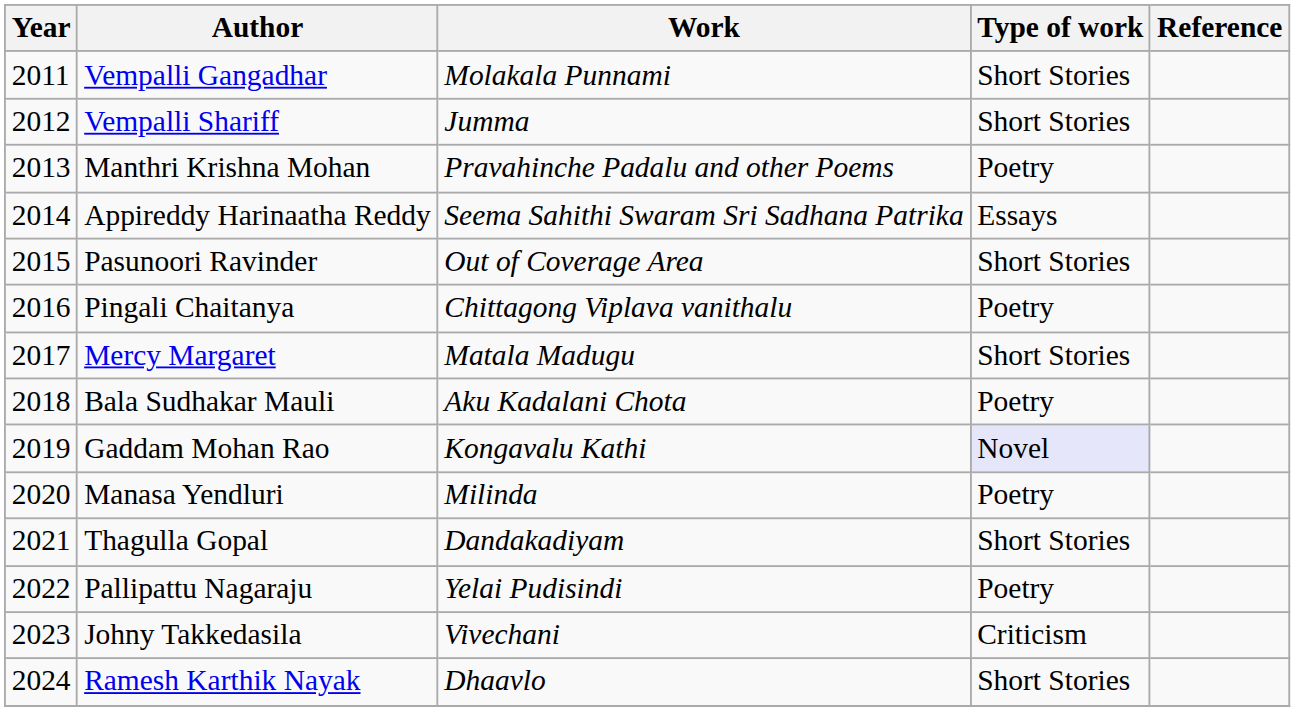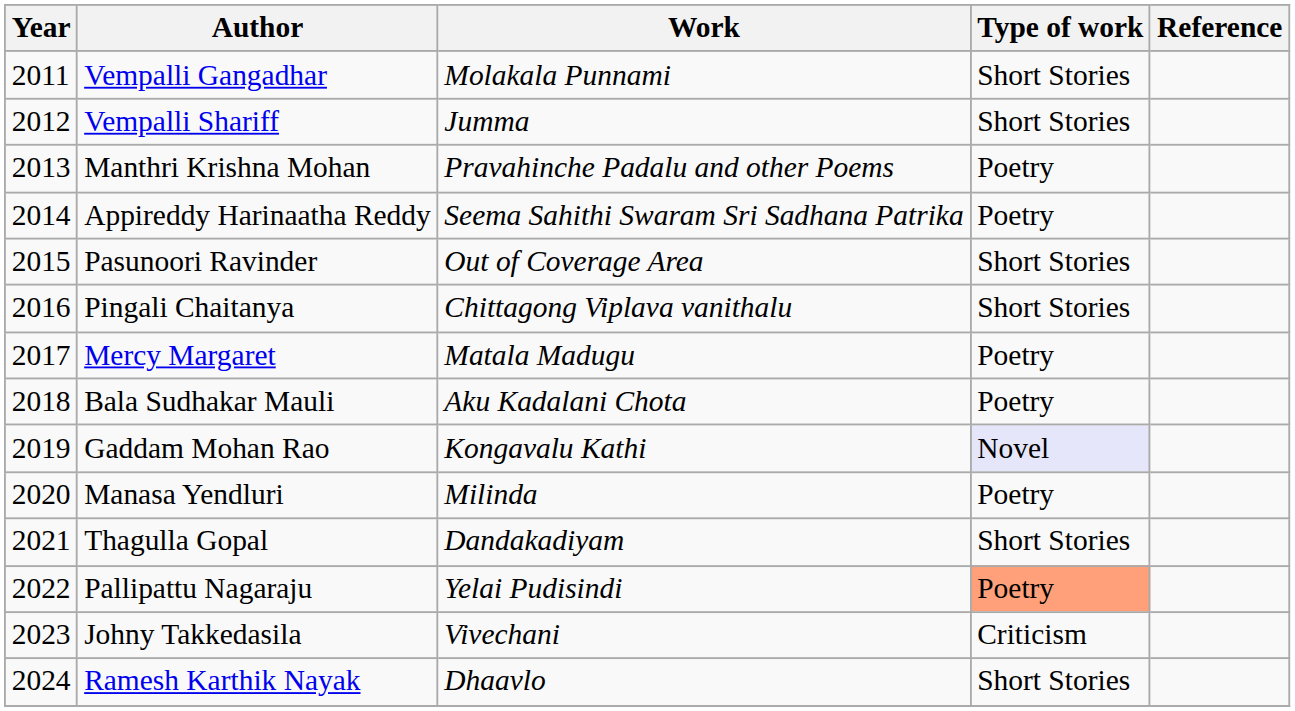(1017, 214) Essays -> (1016, 214) Poetry
(1016, 307) Poetry -> (1054, 307) Short Stories
(1054, 354) Short Stories -> (1016, 354) Poetry
(1016, 588) no background -> (1016, 588) lightsalmon background
